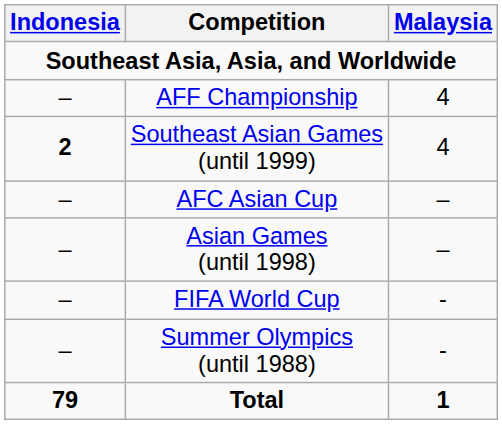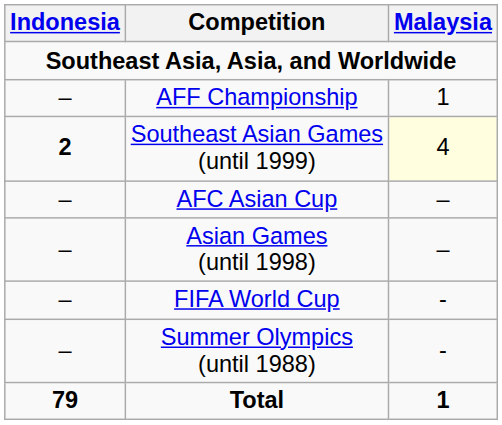(443, 97) 4 -> (443, 97) 1
(443, 148) no background -> (443, 148) lightyellow background
